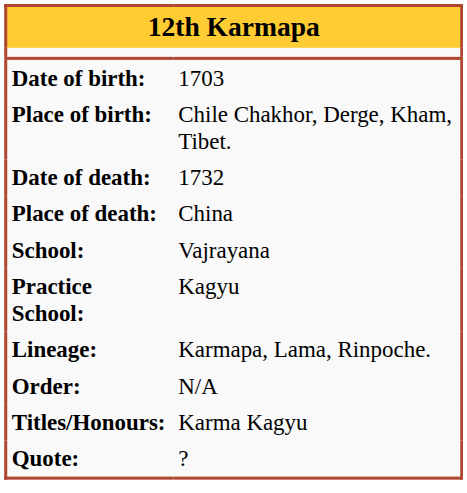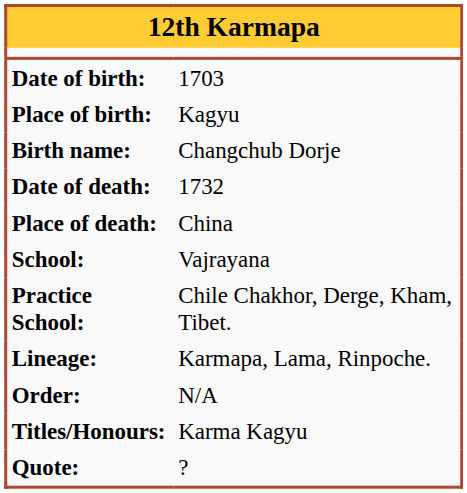(315, 127) Chile Chakhor, Derge, Kham, Tibet. -> (209, 113) Kagyu
+ row: (71, 150)
(209, 286) Kagyu -> (315, 308) Chile Chakhor, Derge, Kham, Tibet.
